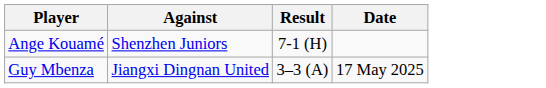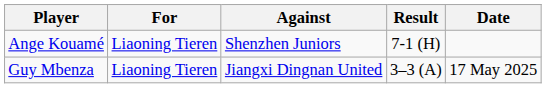+ column: (164, 17)
